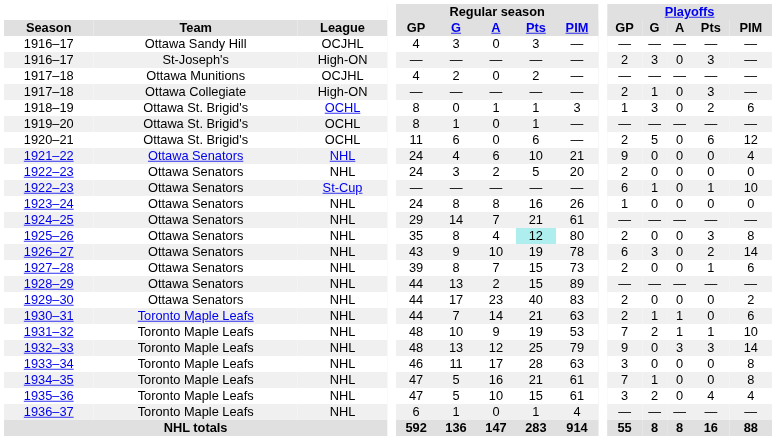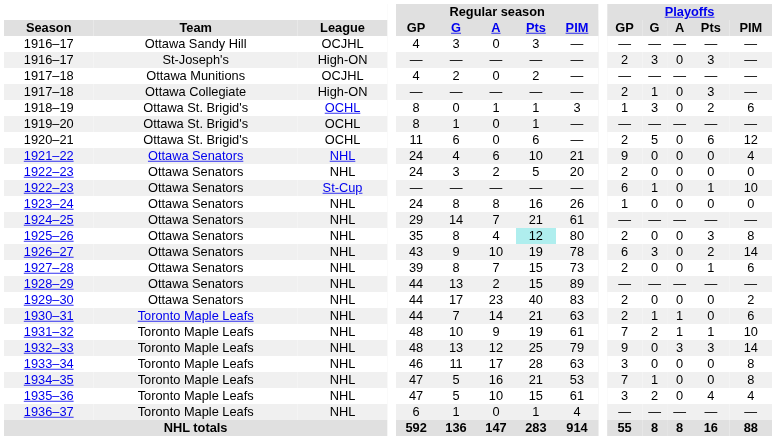(577, 332) 53 -> (577, 332) 61
(577, 380) 61 -> (577, 380) 53
